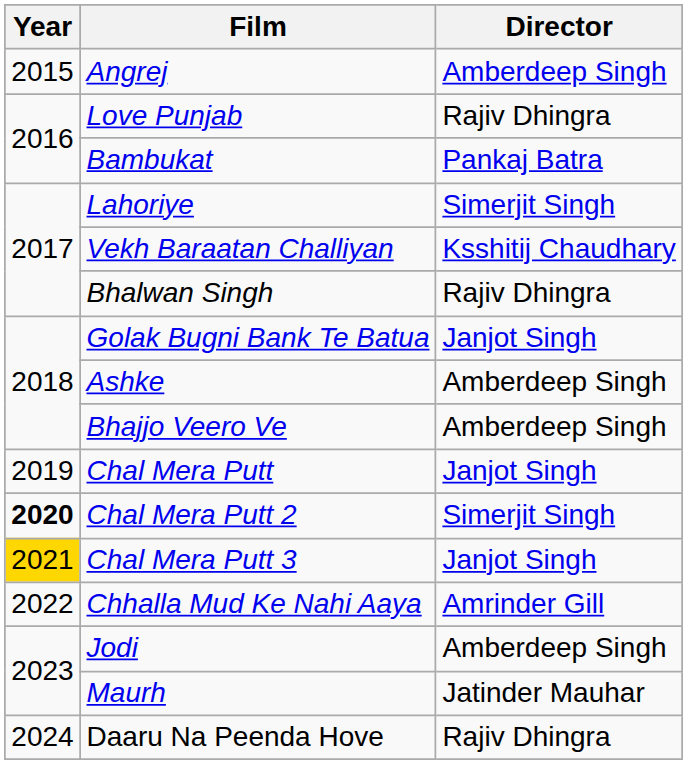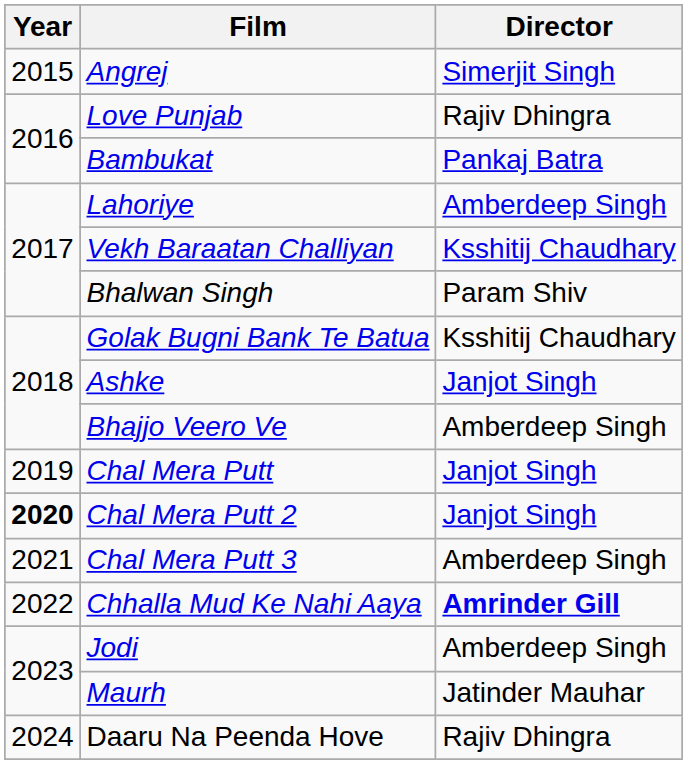(554, 71) Amberdeep Singh -> (529, 71) Simerjit Singh
(529, 204) Simerjit Singh -> (554, 204) Amberdeep Singh
(526, 293) Rajiv Dhingra -> (515, 293) Param Shiv
(519, 337) Janjot Singh -> (559, 337) Ksshitij Chaudhary
(554, 381) Amberdeep Singh -> (519, 381) Janjot Singh
(529, 515) Simerjit Singh -> (519, 515) Janjot Singh
(42, 559) gold background -> (42, 559) no background
(519, 559) Janjot Singh -> (554, 559) Amberdeep Singh
(523, 603) normal -> (531, 603) bold
